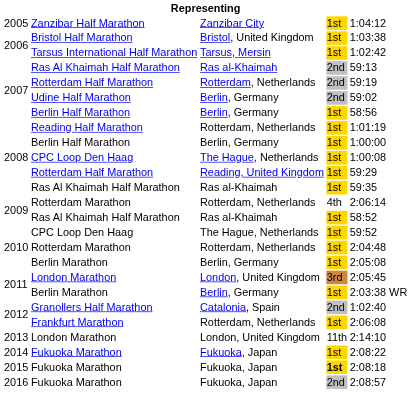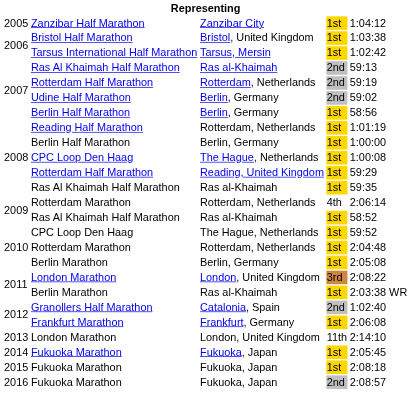(368, 277) 2:05:45 -> (368, 277) 2:08:22
(239, 292) Berlin, Germany -> (239, 292) Ras al-Khaimah
(258, 322) Rotterdam, Netherlands -> (247, 322) Frankfurt, Germany
(368, 352) 2:08:22 -> (368, 352) 2:05:45
(335, 367) bold -> (334, 367) normal
